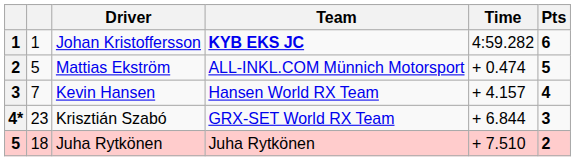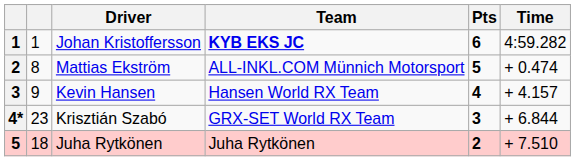columns swapped: (503, 17) <-> (554, 17)
(35, 68) 5 -> (35, 68) 8
(35, 93) 7 -> (35, 93) 9
